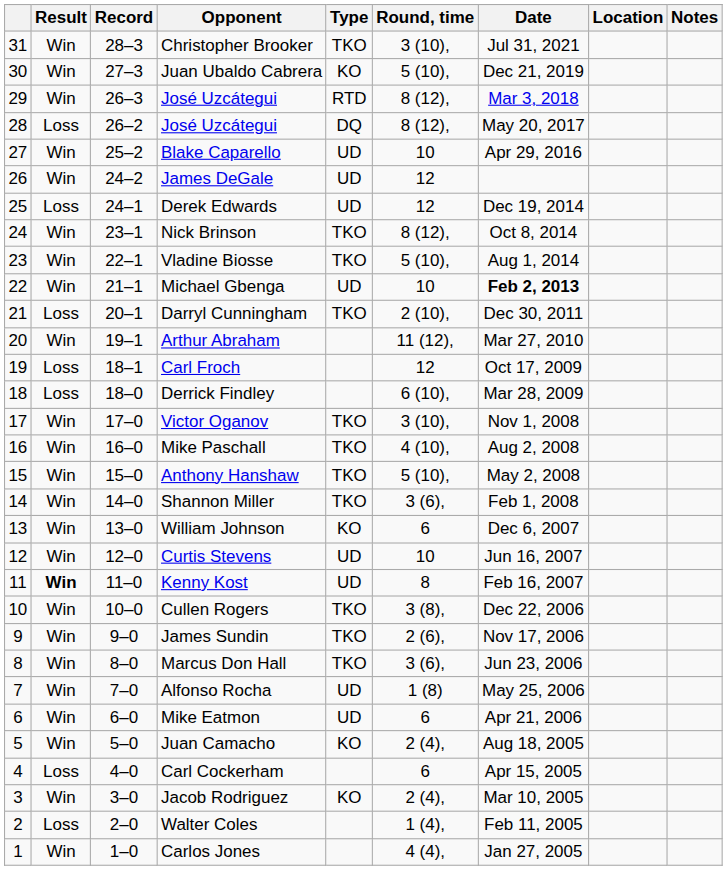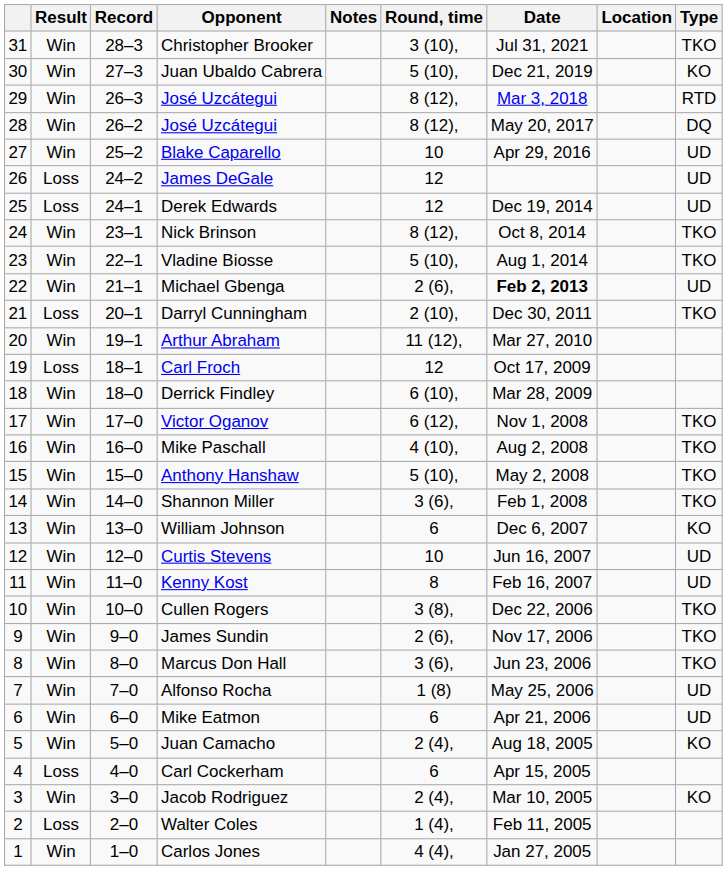columns swapped: (349, 17) <-> (695, 17)
(61, 125) Loss -> (61, 125) Win
(61, 179) Win -> (61, 179) Loss
(425, 286) 10 -> (434, 286) 2 (6),
(61, 394) Loss -> (61, 394) Win
(425, 421) 3 (10), -> (434, 421) 6 (12),
(61, 582) bold -> (61, 582) normal
